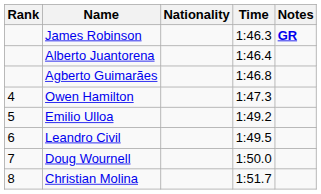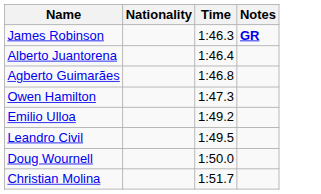- column: (23, 14)
